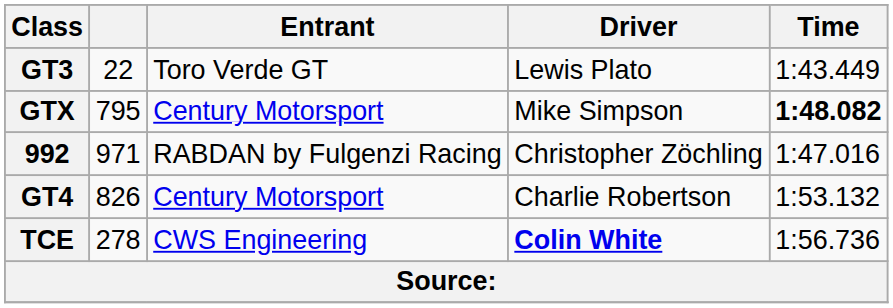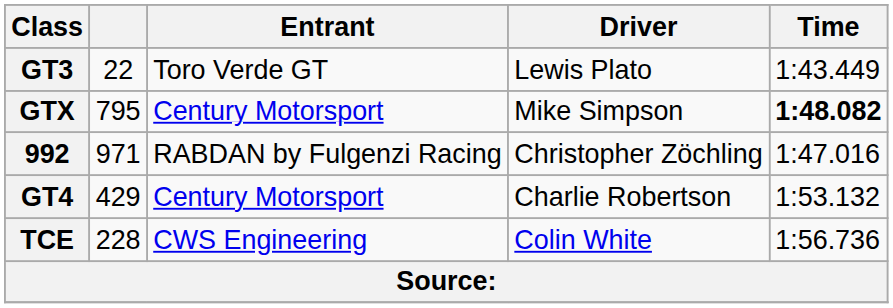(118, 197) 826 -> (118, 197) 429
(118, 239) 278 -> (118, 239) 228
(588, 239) bold -> (583, 239) normal
